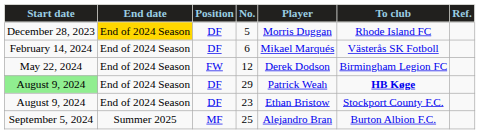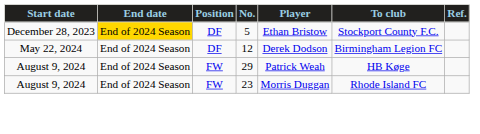(297, 31) Morris Duggan -> (295, 31) Ethan Bristow
(393, 31) Rhode Island FC -> (388, 31) Stockport County F.C.
- row: (247, 48)
(214, 66) FW -> (214, 48) DF
(51, 84) lightgreen background -> (51, 66) no background
(214, 84) DF -> (214, 66) FW
(393, 84) bold -> (388, 66) normal
(214, 102) DF -> (214, 84) FW
(297, 102) Ethan Bristow -> (295, 84) Morris Duggan
(393, 102) Stockport County F.C. -> (388, 84) Rhode Island FC
- row: (247, 119)
